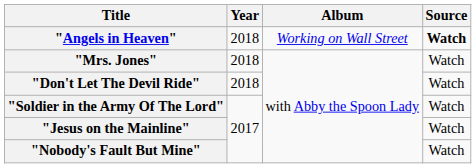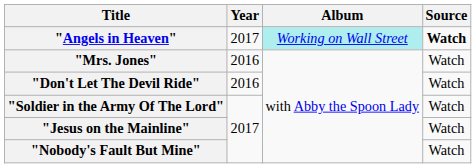(245, 38) 2018 -> (245, 38) 2017
(342, 38) no background -> (342, 38) paleturquoise background
(245, 60) 2018 -> (245, 60) 2016
(245, 83) 2018 -> (245, 83) 2016
